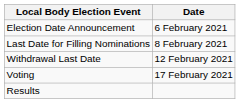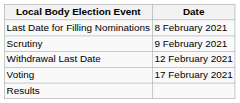- row: (71, 28)
+ row: (25, 43)
